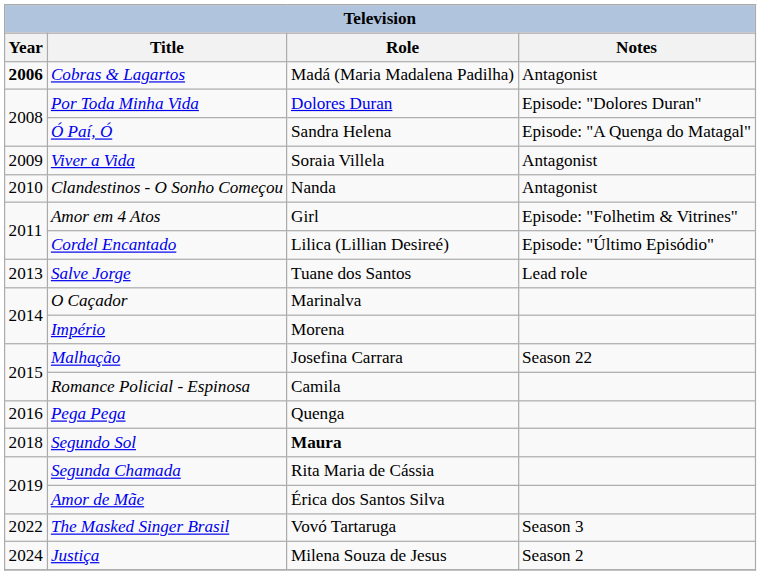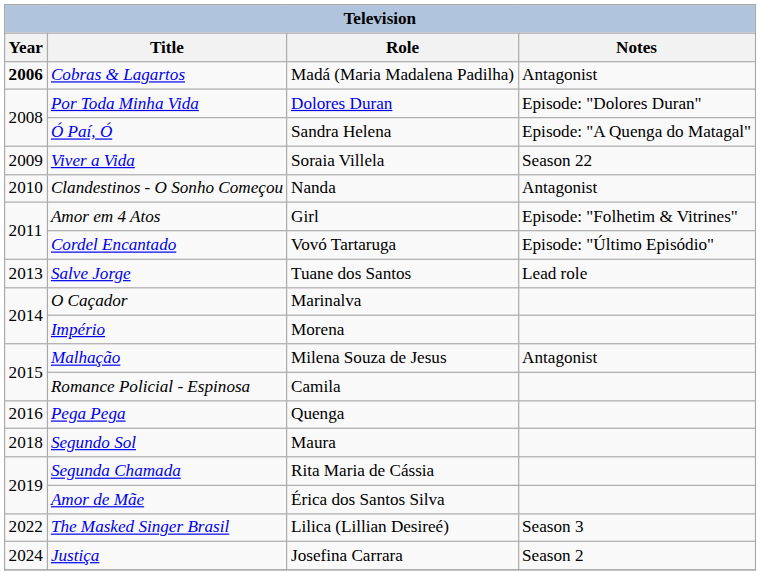(560, 160) Antagonist -> (557, 160) Season 22
(370, 245) Lilica (Lillian Desireé) -> (344, 245) Vovó Tartaruga
(347, 358) Josefina Carrara -> (369, 358) Milena Souza de Jesus
(557, 358) Season 22 -> (560, 358) Antagonist
(316, 442) bold -> (313, 442) normal
(344, 527) Vovó Tartaruga -> (370, 527) Lilica (Lillian Desireé)
(369, 556) Milena Souza de Jesus -> (347, 556) Josefina Carrara
